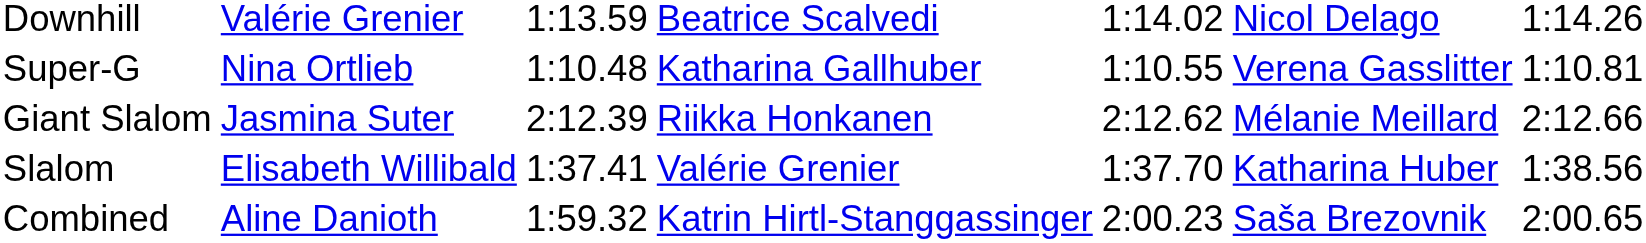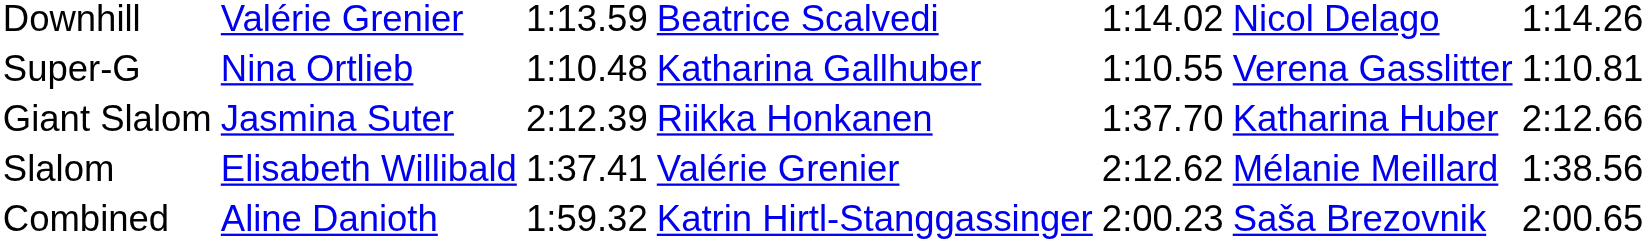(1163, 119) 2:12.62 -> (1163, 119) 1:37.70
(1366, 119) Mélanie Meillard -> (1366, 119) Katharina Huber
(1163, 169) 1:37.70 -> (1163, 169) 2:12.62
(1366, 169) Katharina Huber -> (1366, 169) Mélanie Meillard
